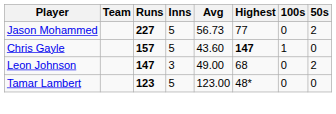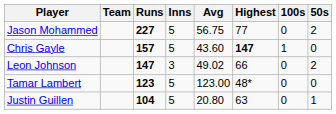(210, 30) 56.73 -> (210, 30) 56.75
(210, 65) 49.00 -> (210, 65) 49.02
(241, 65) 68 -> (241, 65) 66
+ row: (40, 100)
